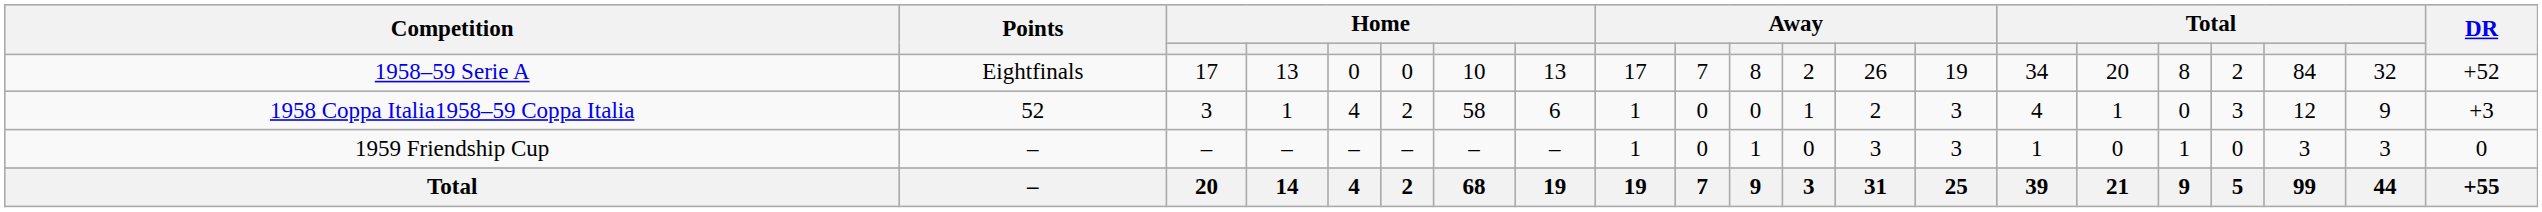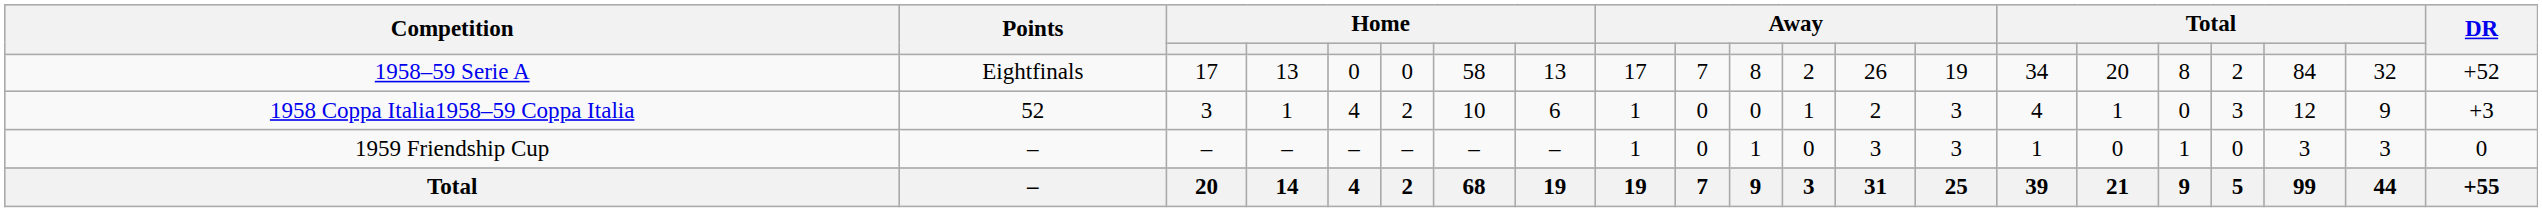(1474, 72) 10 -> (1474, 72) 58
(1474, 110) 58 -> (1474, 110) 10
